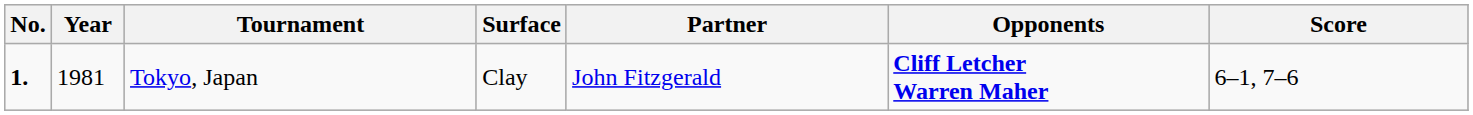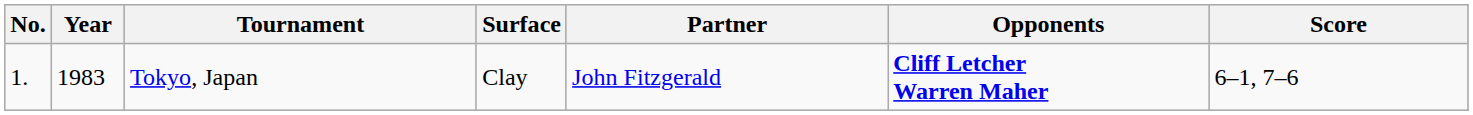(19, 76) bold -> (19, 76) normal
(81, 76) 1981 -> (81, 76) 1983
